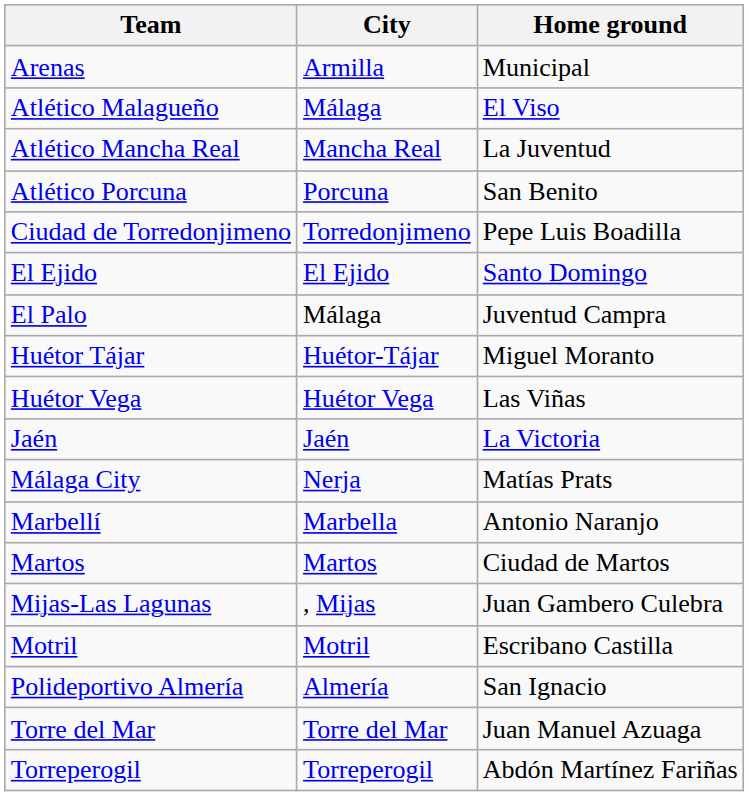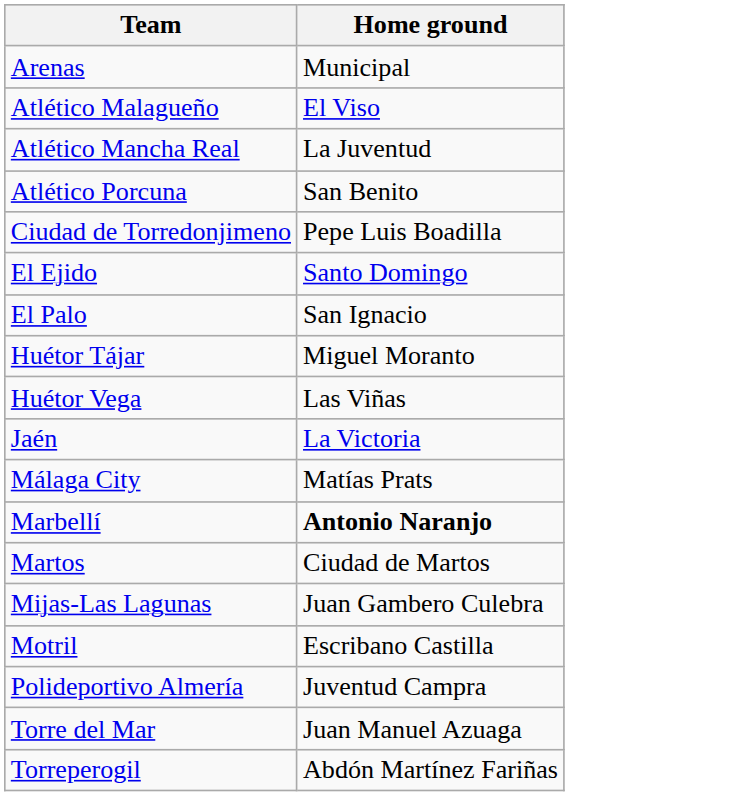- column: (387, 25)
(574, 314) Juventud Campra -> (365, 314) San Ignacio
(571, 521) normal -> (398, 521) bold
(545, 686) San Ignacio -> (395, 686) Juventud Campra
